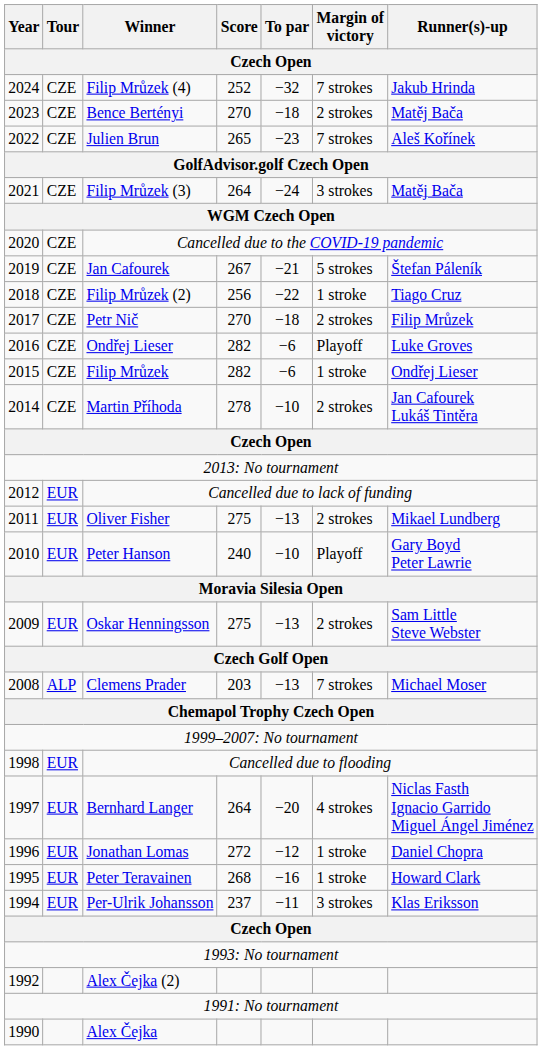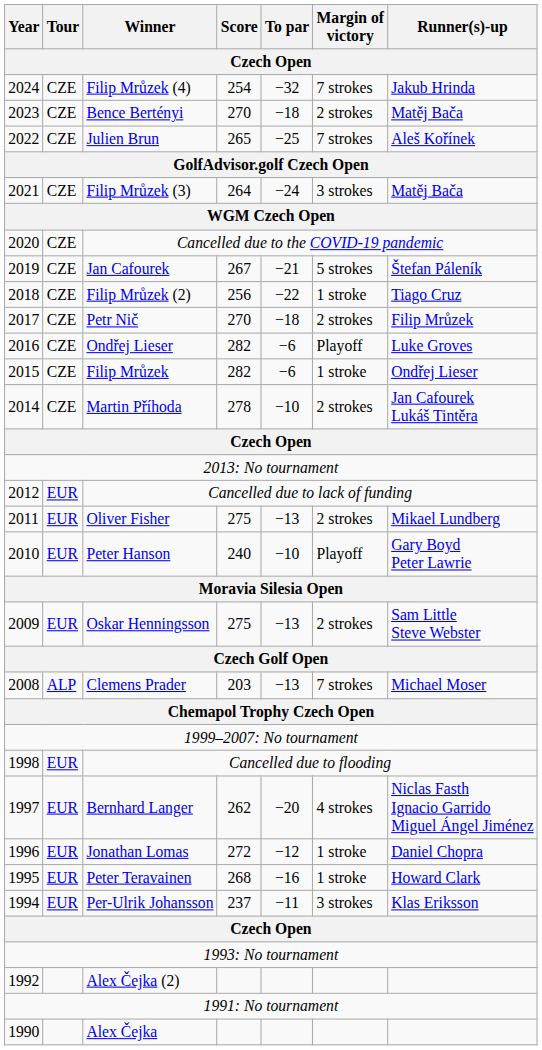(239, 87) 252 -> (239, 87) 254
(287, 139) −23 -> (287, 139) −25
(239, 807) 264 -> (239, 807) 262
